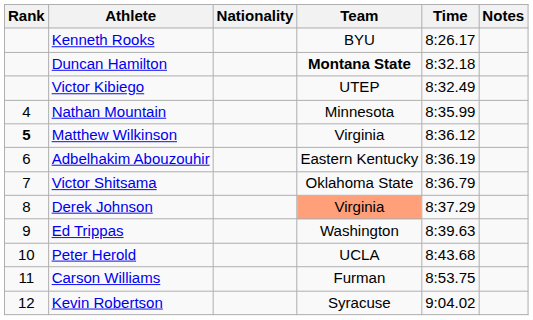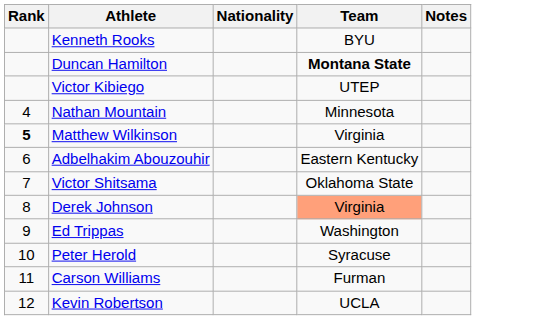- column: (450, 16)
(359, 254) UCLA -> (359, 254) Syracuse
(359, 302) Syracuse -> (359, 302) UCLA
